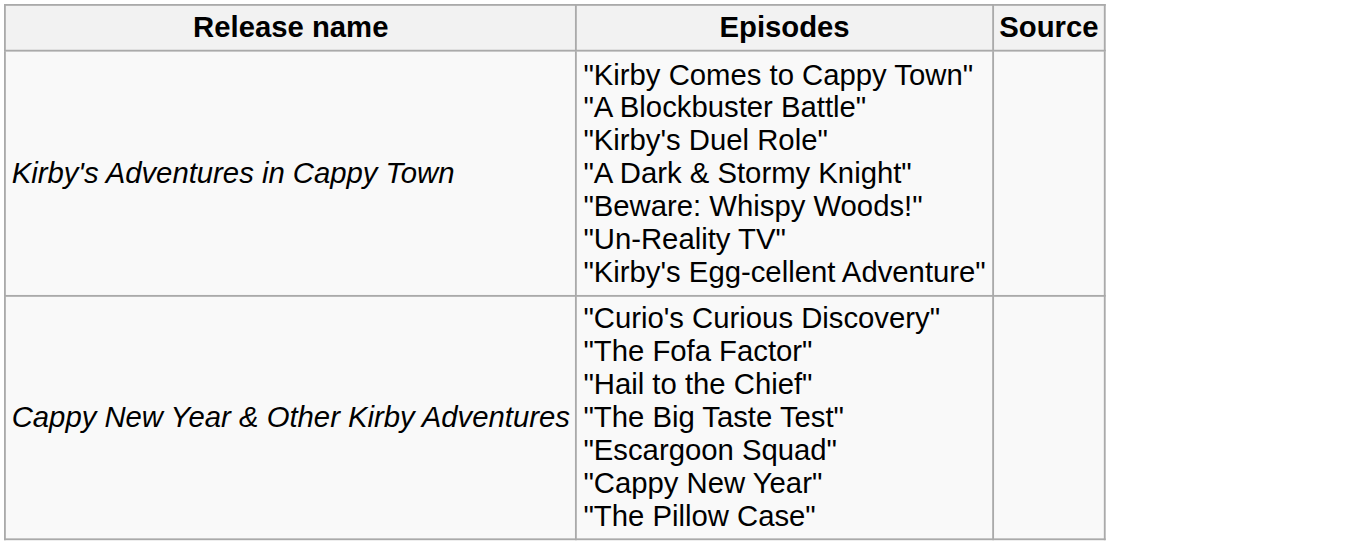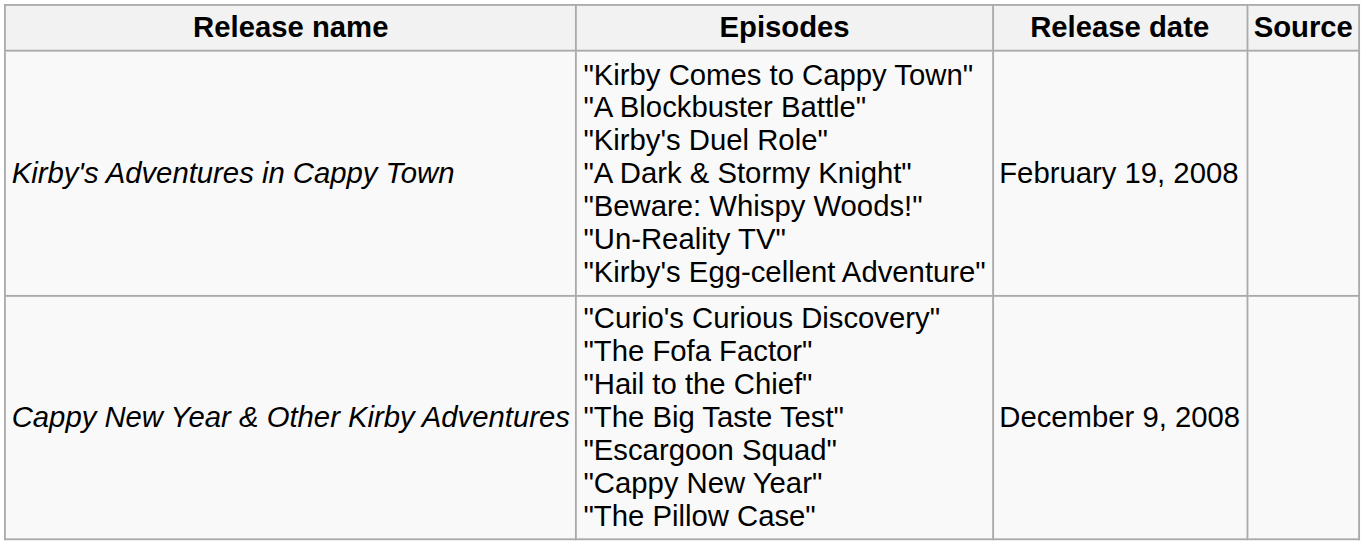+ column: (1120, 27)
